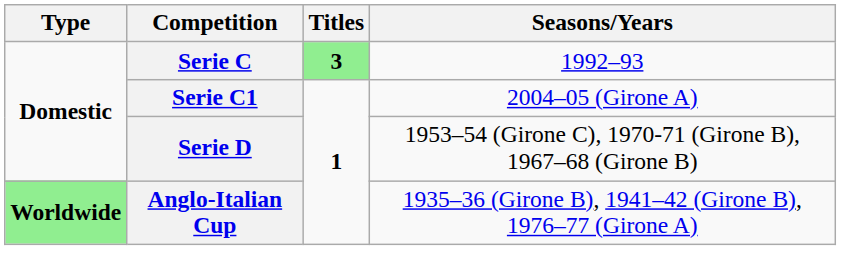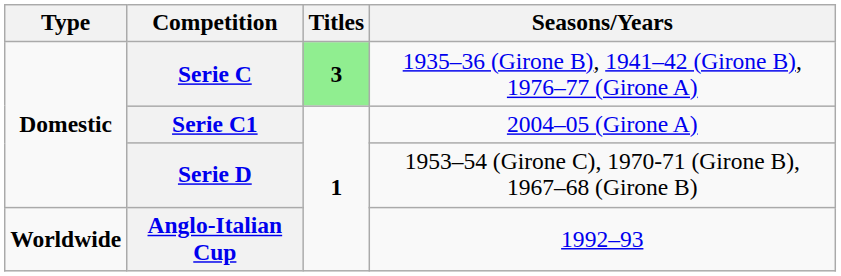(602, 60) 1992–93 -> (602, 73) 1935–36 (Girone B), 1941–42 (Girone B), 1976–77 (Girone A)
(66, 212) lightgreen background -> (66, 238) no background
(602, 212) 1935–36 (Girone B), 1941–42 (Girone B), 1976–77 (Girone A) -> (602, 238) 1992–93
